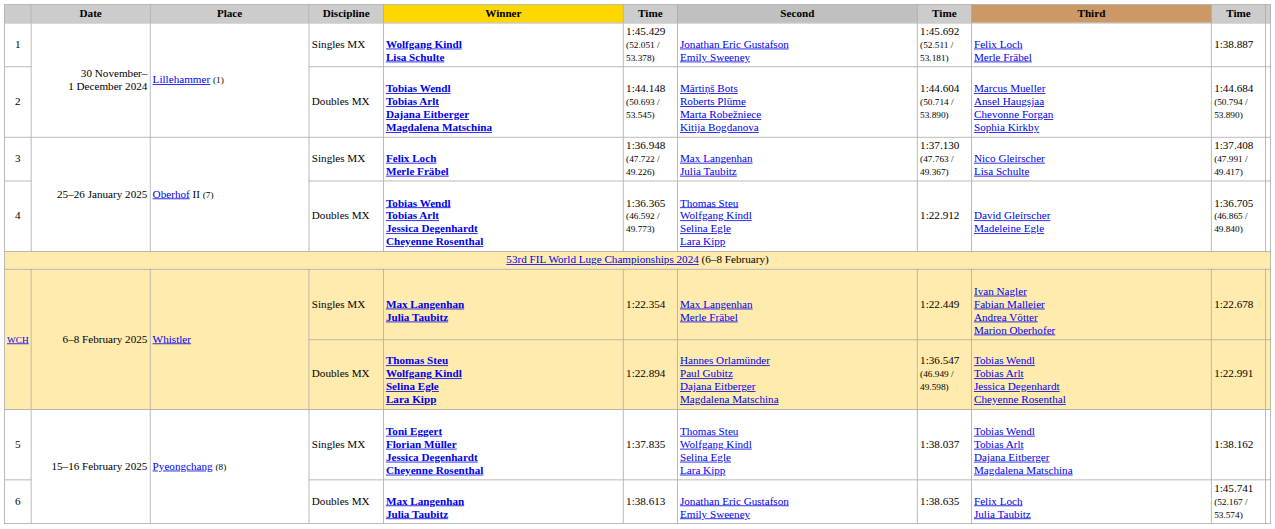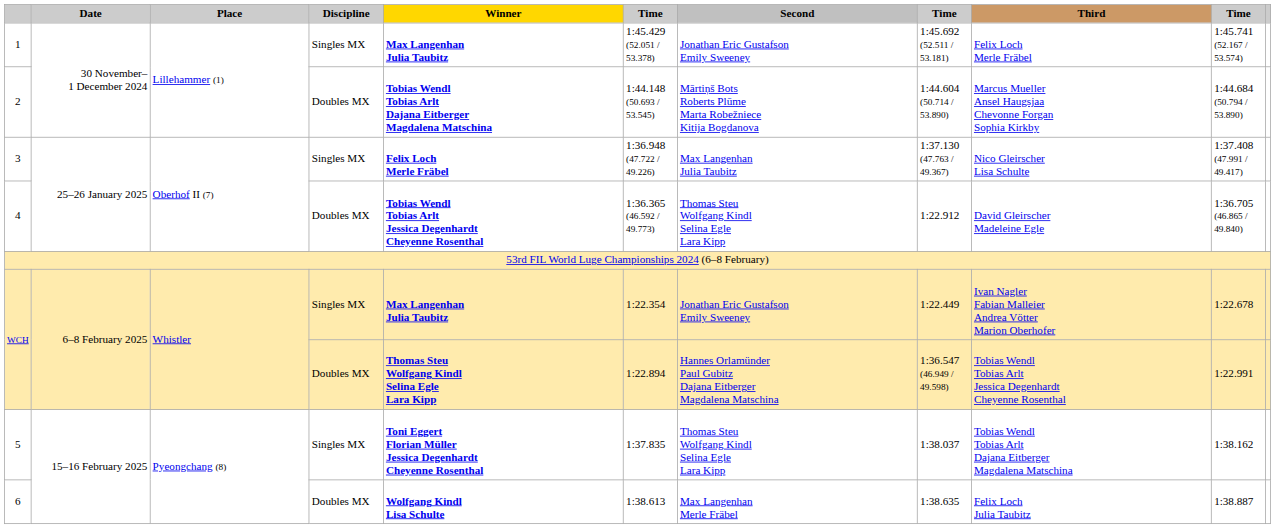(424, 51) Wolfgang Kindl Lisa Schulte -> (425, 51) Max Langenhan Julia Taubitz
(1234, 44) 1:38.887 -> (1234, 44) 1:45.741 (52.167 / 53.574)
(716, 310) Max Langenhan Merle Fräbel -> (734, 310) Jonathan Eric Gustafson Emily Sweeney
(425, 507) Max Langenhan Julia Taubitz -> (424, 507) Wolfgang Kindl Lisa Schulte
(734, 507) Jonathan Eric Gustafson Emily Sweeney -> (716, 507) Max Langenhan Merle Fräbel
(1234, 500) 1:45.741 (52.167 / 53.574) -> (1234, 501) 1:38.887
